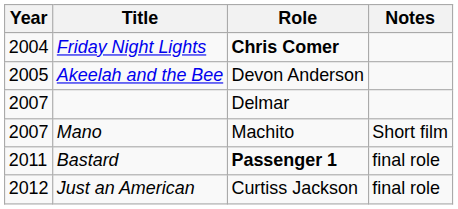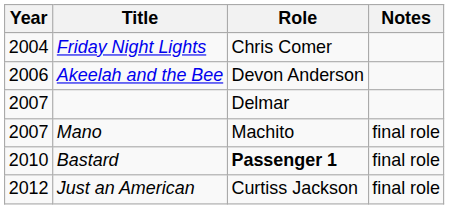(285, 47) bold -> (282, 47) normal
(29, 75) 2005 -> (29, 75) 2006
(410, 132) Short film -> (406, 132) final role
(28, 160) 2011 -> (29, 160) 2010
